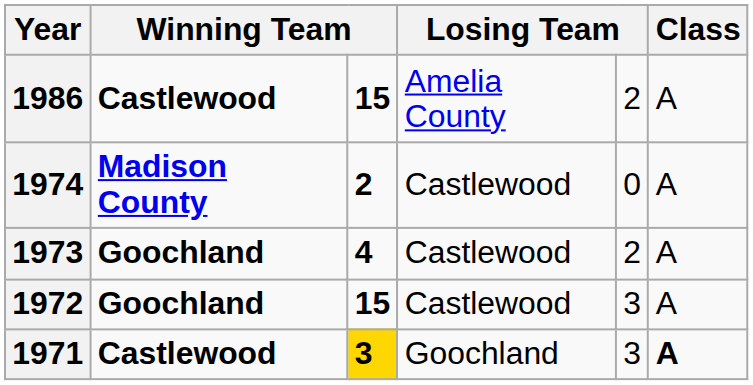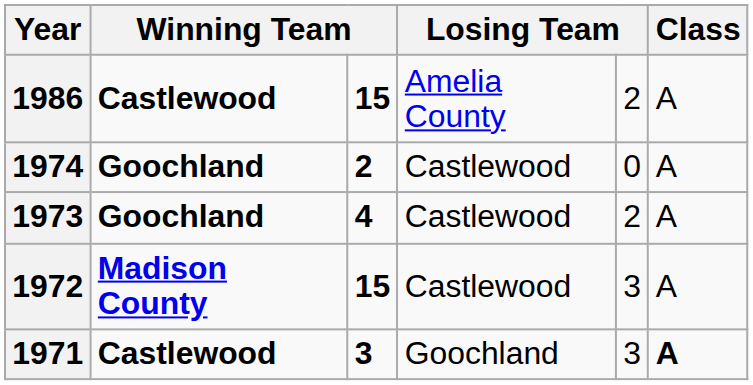(162, 184) Madison County -> (181, 166) Goochland
(181, 303) Goochland -> (162, 285) Madison County
(364, 353) gold background -> (364, 353) no background
